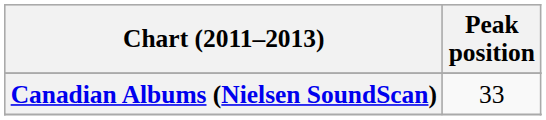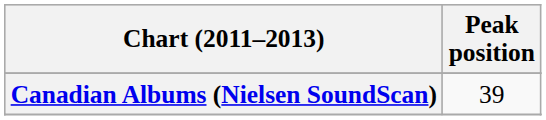(492, 93) 33 -> (492, 93) 39
